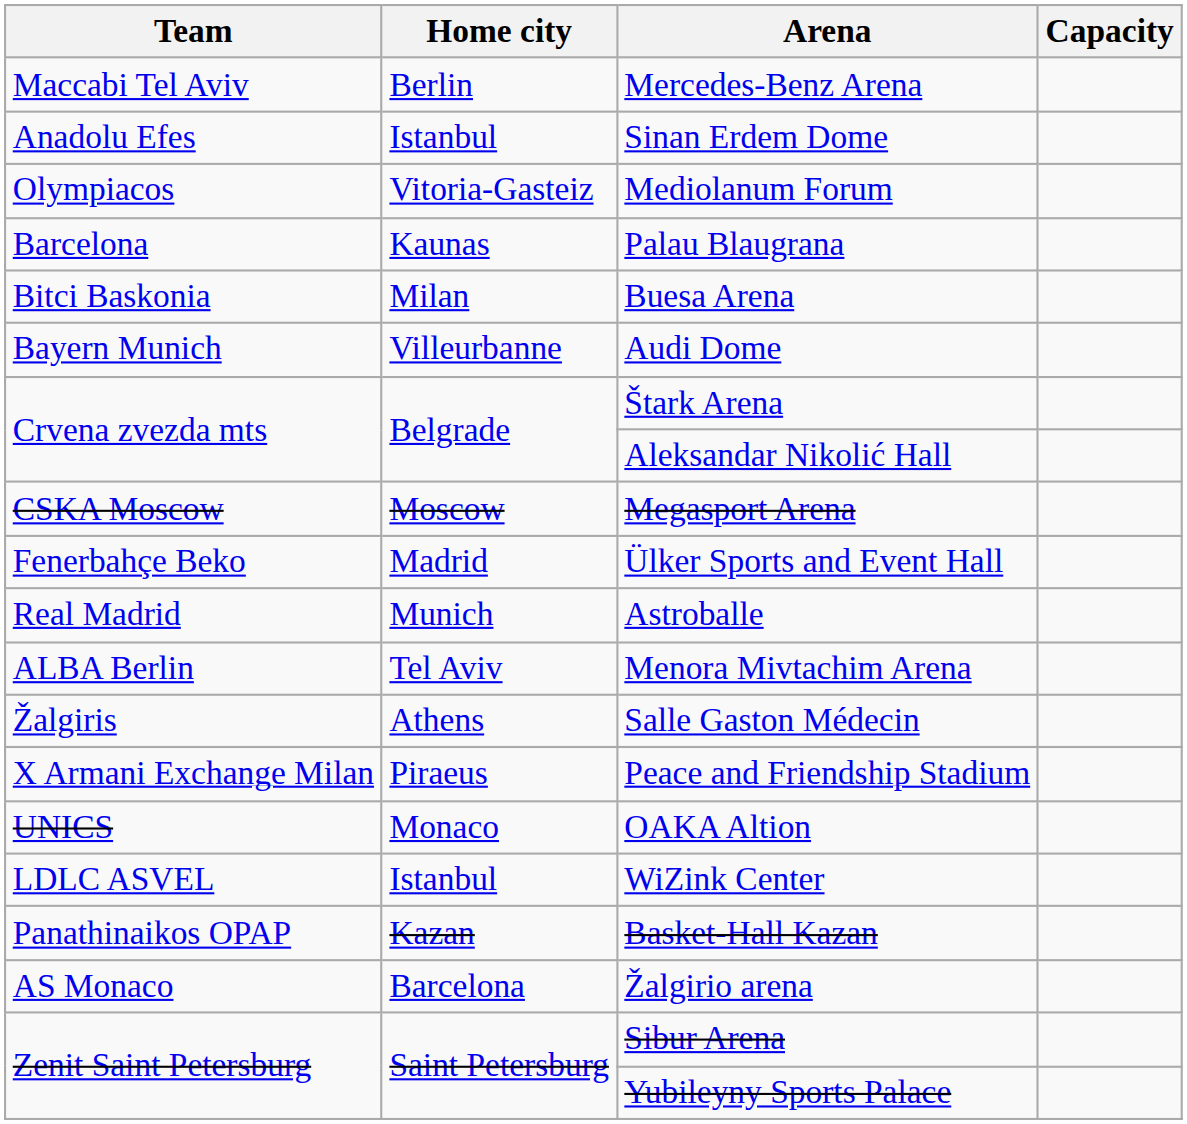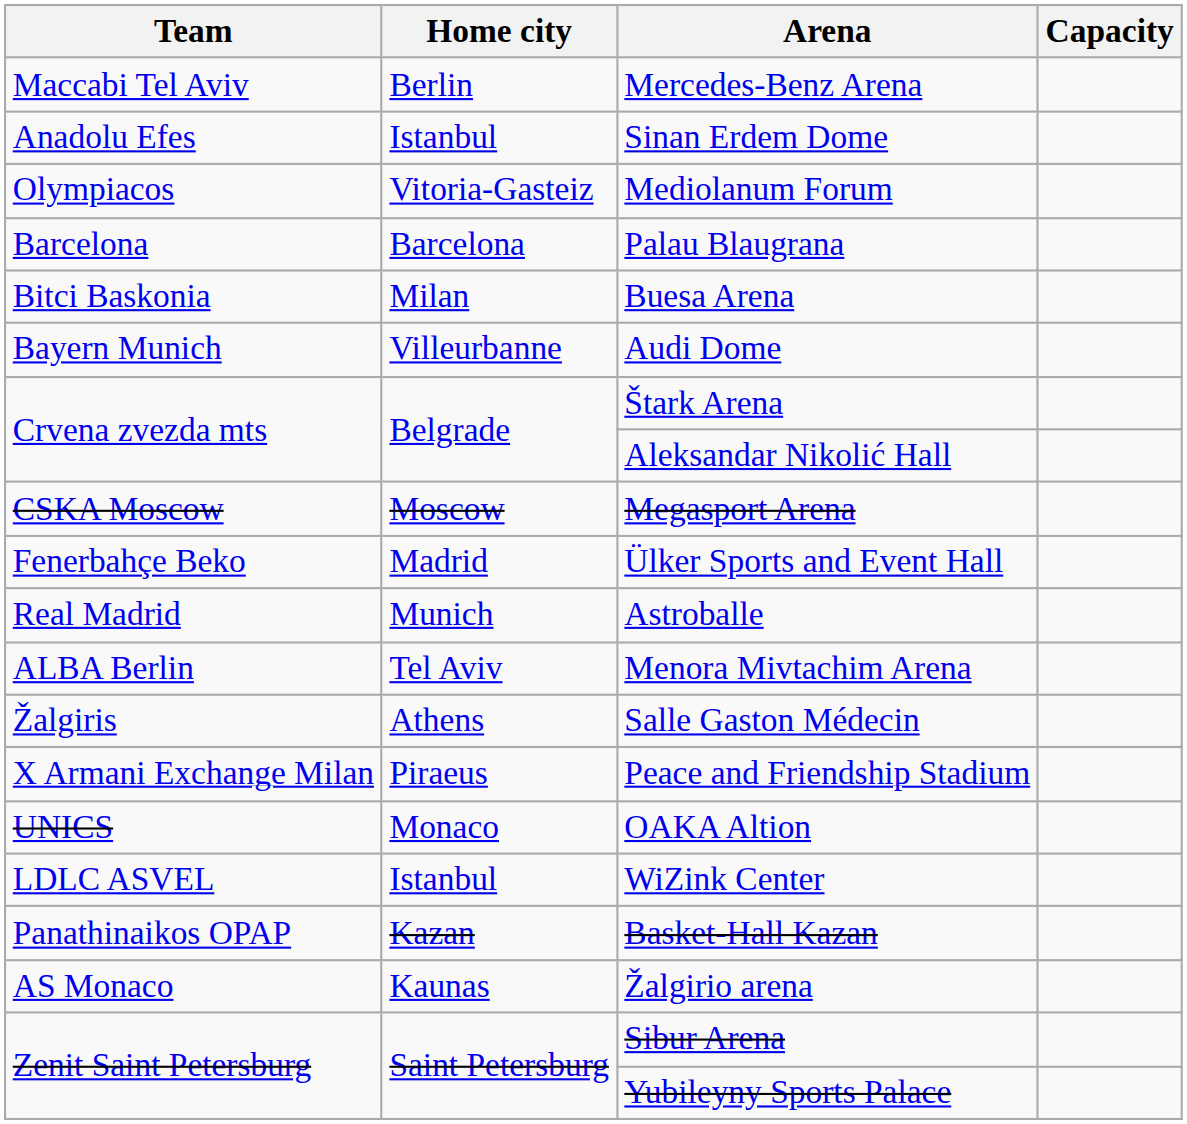(440, 243) Kaunas -> (457, 243) Barcelona
(457, 985) Barcelona -> (440, 985) Kaunas
